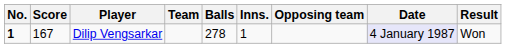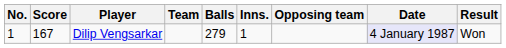(11, 34) bold -> (11, 34) normal
(215, 34) 278 -> (215, 34) 279
